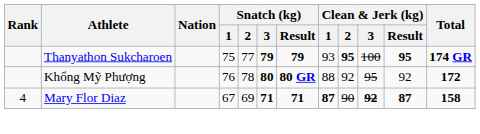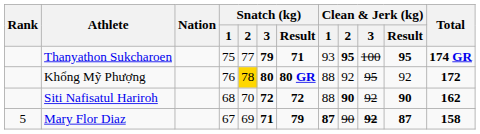(298, 56) 79 -> (298, 56) 71
(248, 77) no background -> (248, 77) gold background
+ row: (101, 98)
(23, 98) 4 -> (23, 118) 5
(298, 98) 71 -> (298, 118) 79
